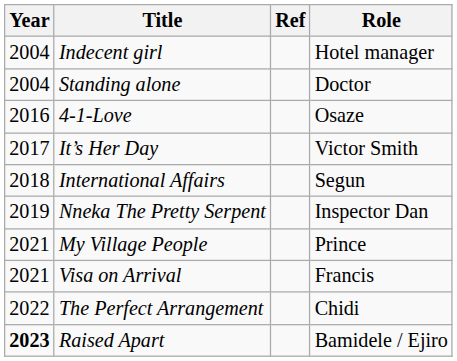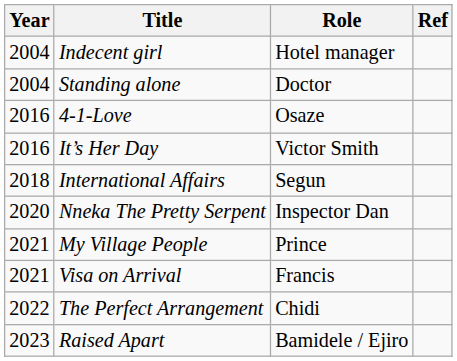columns swapped: (381, 20) <-> (290, 20)
(29, 148) 2017 -> (29, 148) 2016
(29, 212) 2019 -> (29, 212) 2020
(29, 340) bold -> (29, 340) normal
